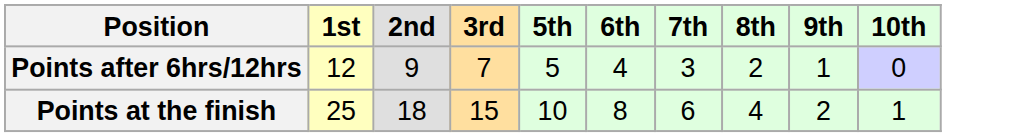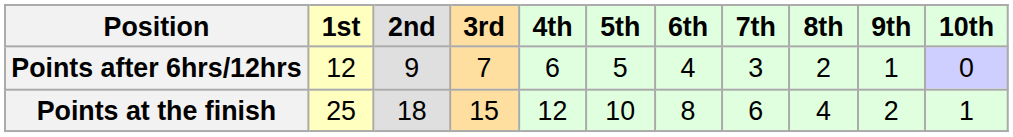+ column: (553, 26)
